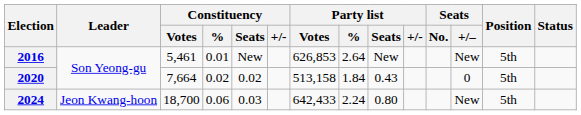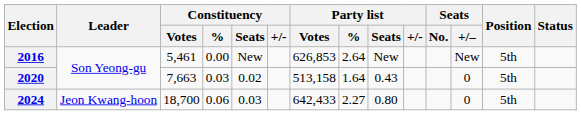(217, 57) 0.01 -> (217, 57) 0.00
(181, 78) 7,664 -> (181, 78) 7,663
(217, 78) 0.02 -> (217, 78) 0.03
(354, 78) 1.84 -> (354, 78) 1.64
(354, 99) 2.24 -> (354, 99) 2.27
(467, 99) New -> (467, 99) 0
